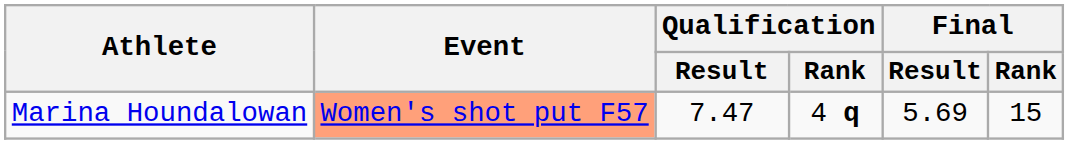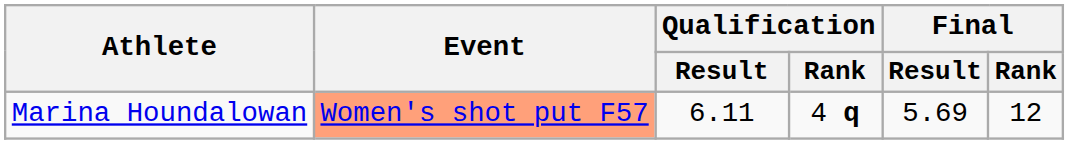(722, 115) 7.47 -> (722, 115) 6.11
(1026, 115) 15 -> (1026, 115) 12
